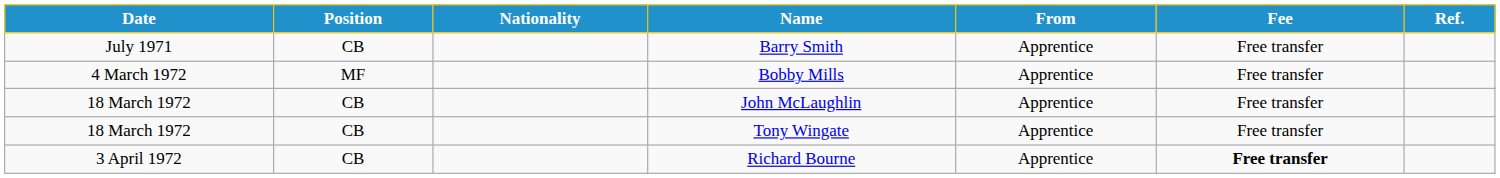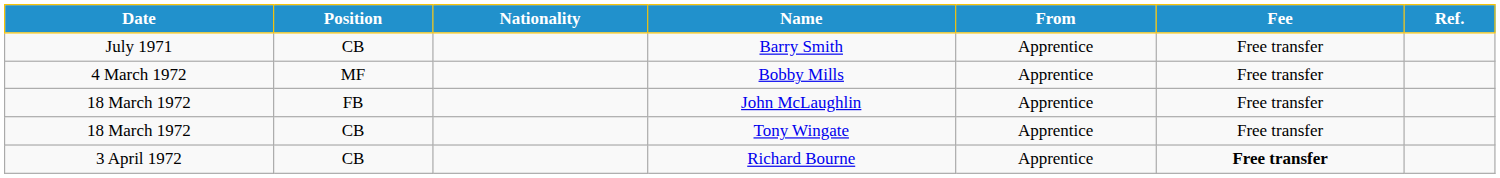(353, 102) CB -> (353, 102) FB
